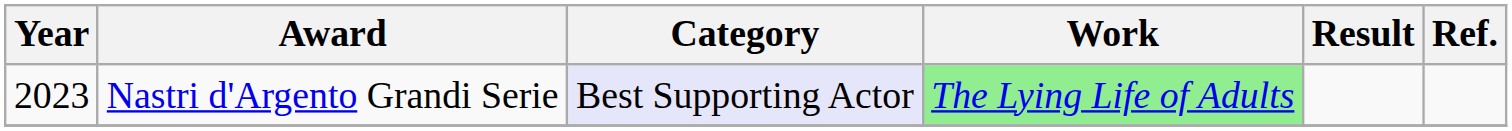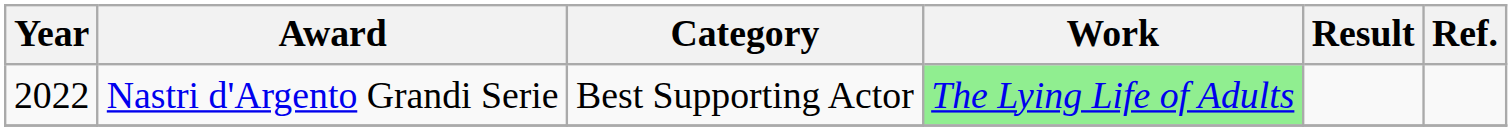(52, 94) 2023 -> (52, 94) 2022
(745, 94) lavender background -> (745, 94) no background
